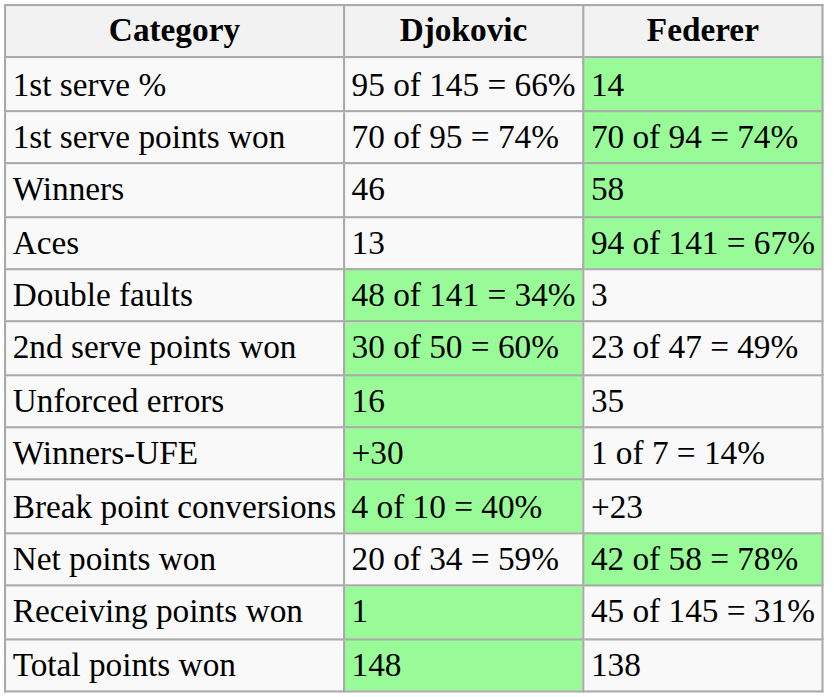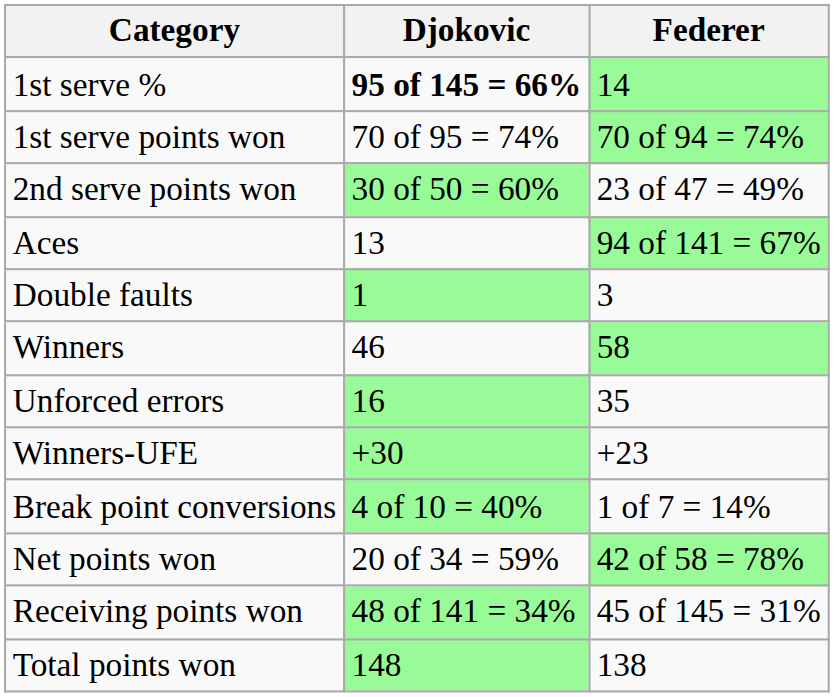(464, 83) normal -> (466, 83) bold
rows swapped: (155, 347) <-> (68, 189)
(464, 294) 48 of 141 = 34% -> (360, 294) 1
(678, 453) 1 of 7 = 14% -> (623, 453) +23
(617, 505) +23 -> (684, 505) 1 of 7 = 14%
(360, 611) 1 -> (464, 611) 48 of 141 = 34%
